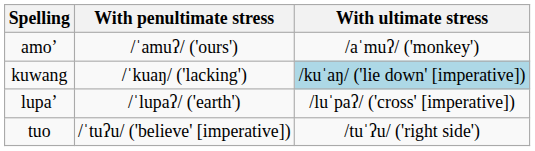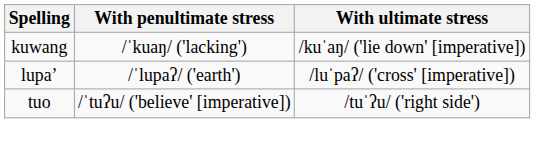- row: (39, 46)
(412, 74) lightblue background -> (412, 46) no background
